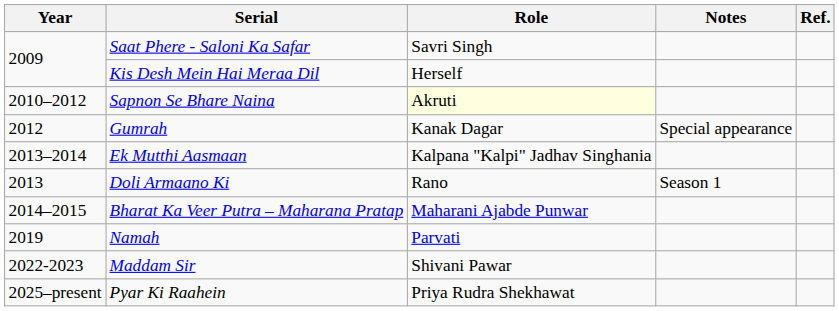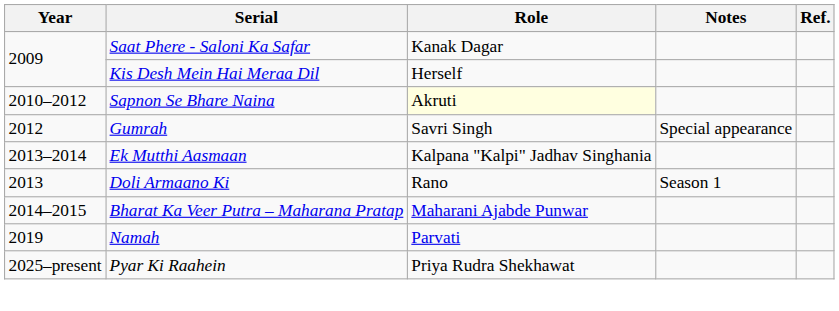(452, 45) Savri Singh -> (457, 45) Kanak Dagar
(457, 127) Kanak Dagar -> (452, 127) Savri Singh
- row: (153, 264)
